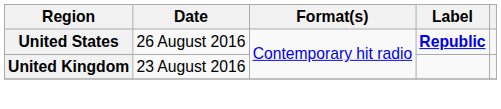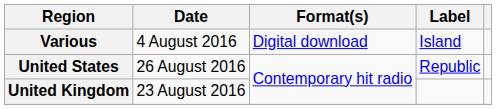+ row: (69, 41)
(452, 41) bold -> (450, 66) normal
